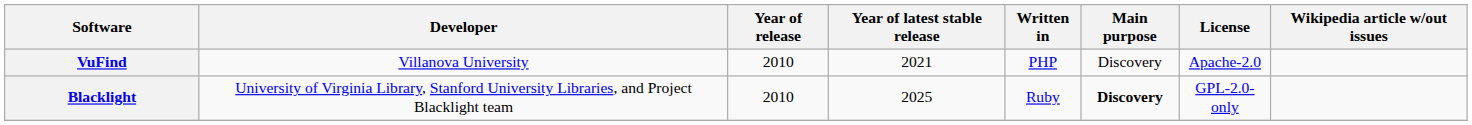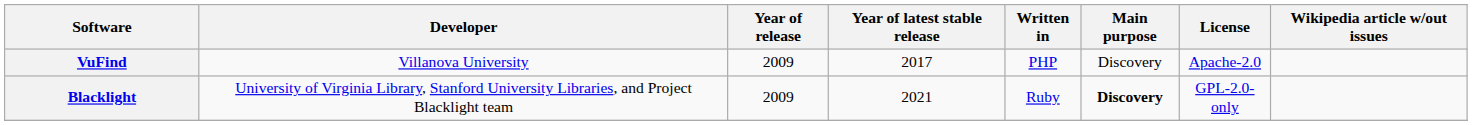(778, 62) 2010 -> (778, 62) 2009
(917, 62) 2021 -> (917, 62) 2017
(778, 98) 2010 -> (778, 98) 2009
(917, 98) 2025 -> (917, 98) 2021
